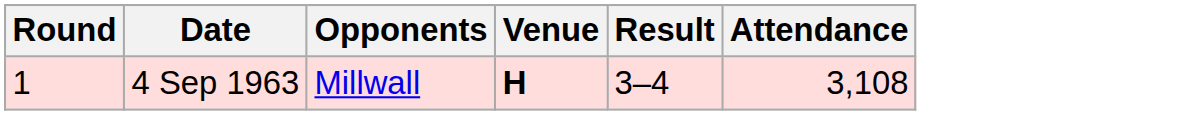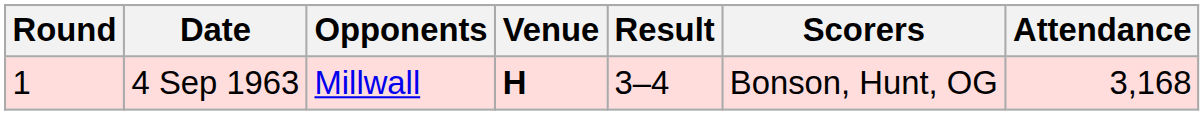+ column: (864, 30)
(867, 82) 3,108 -> (1151, 82) 3,168
